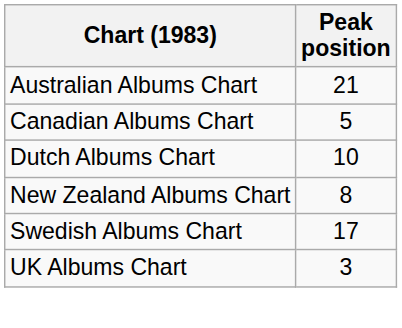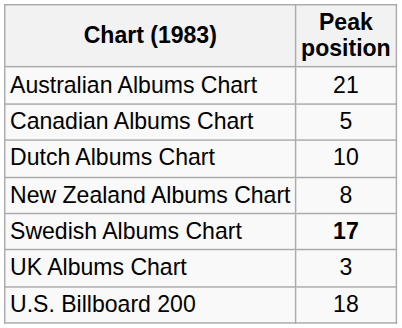(346, 231) normal -> (346, 231) bold
+ row: (103, 304)
